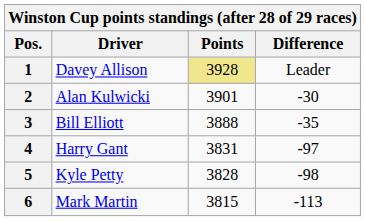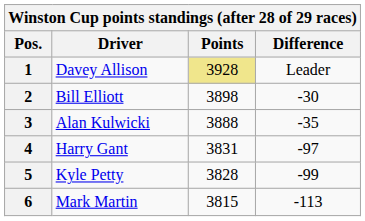(103, 96) Alan Kulwicki -> (90, 96) Bill Elliott
(222, 96) 3901 -> (222, 96) 3898
(90, 123) Bill Elliott -> (103, 123) Alan Kulwicki
(308, 175) -98 -> (308, 175) -99
